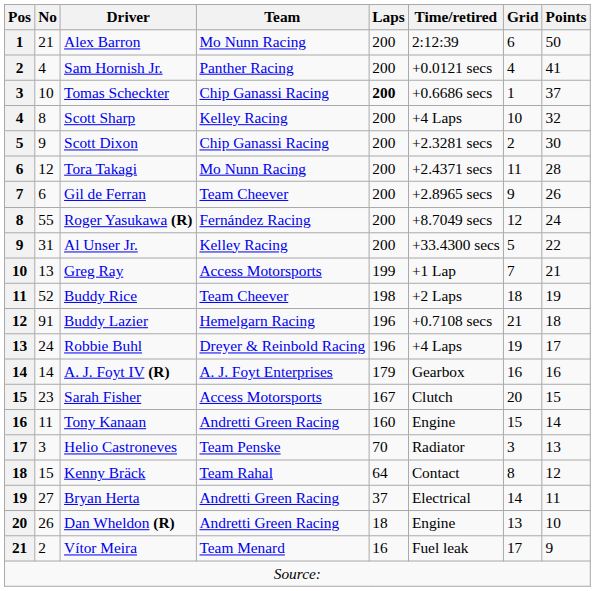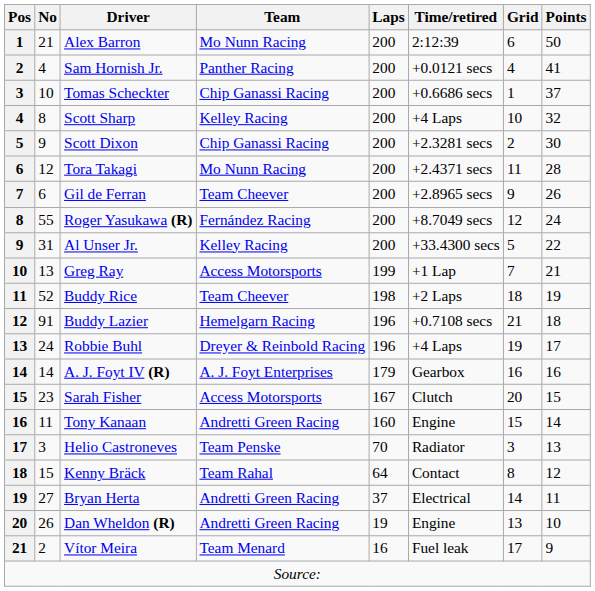(384, 93) bold -> (384, 93) normal
(380, 523) 18 -> (380, 523) 19
